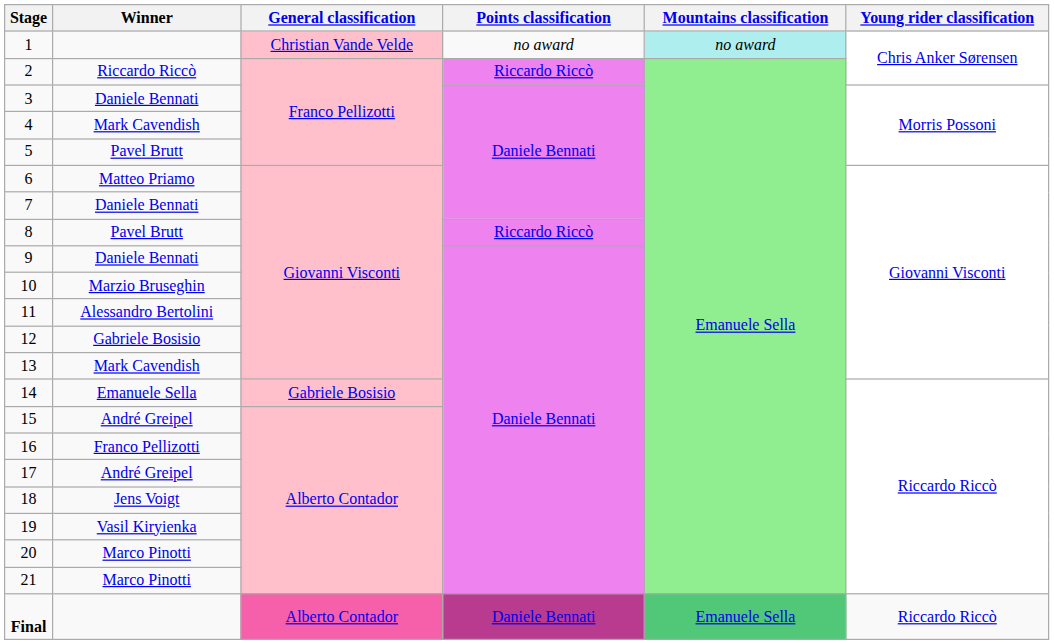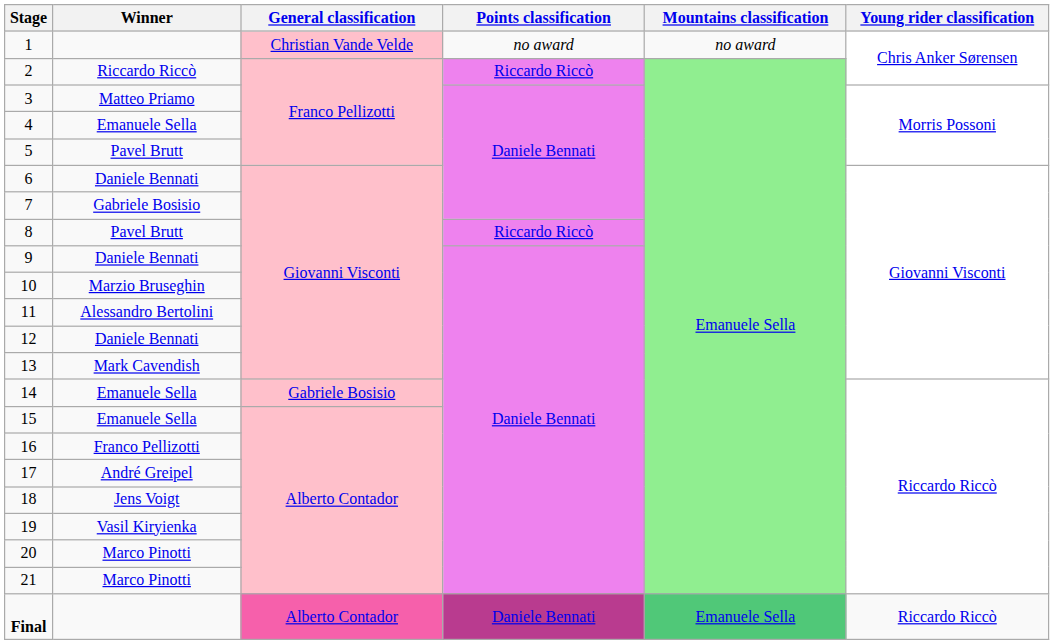(745, 44) paleturquoise background -> (745, 44) no background
(147, 98) Daniele Bennati -> (147, 98) Matteo Priamo
(147, 125) Mark Cavendish -> (147, 125) Emanuele Sella
(147, 178) Matteo Priamo -> (147, 178) Daniele Bennati
(147, 205) Daniele Bennati -> (147, 205) Gabriele Bosisio
(147, 339) Gabriele Bosisio -> (147, 339) Daniele Bennati
(147, 419) André Greipel -> (147, 419) Emanuele Sella
